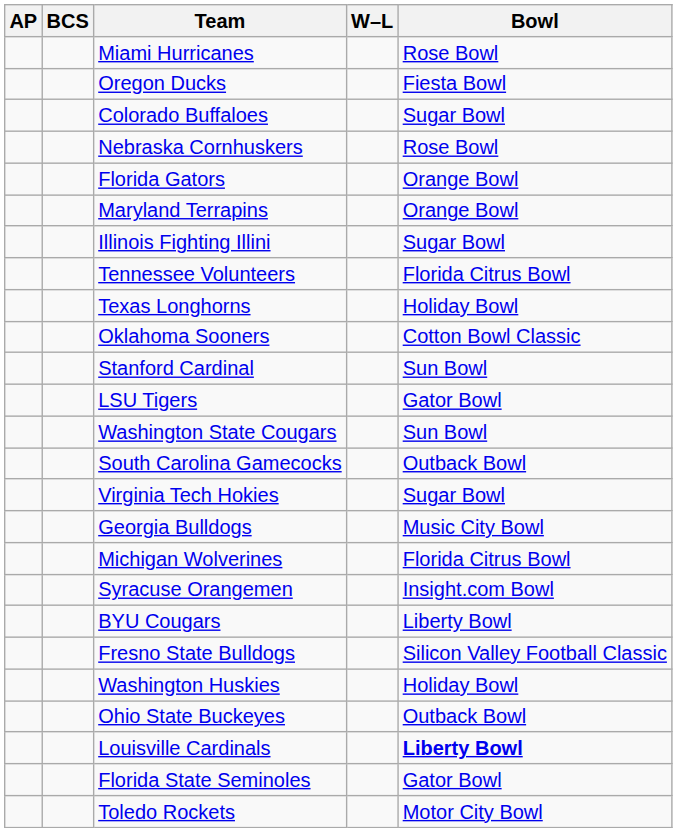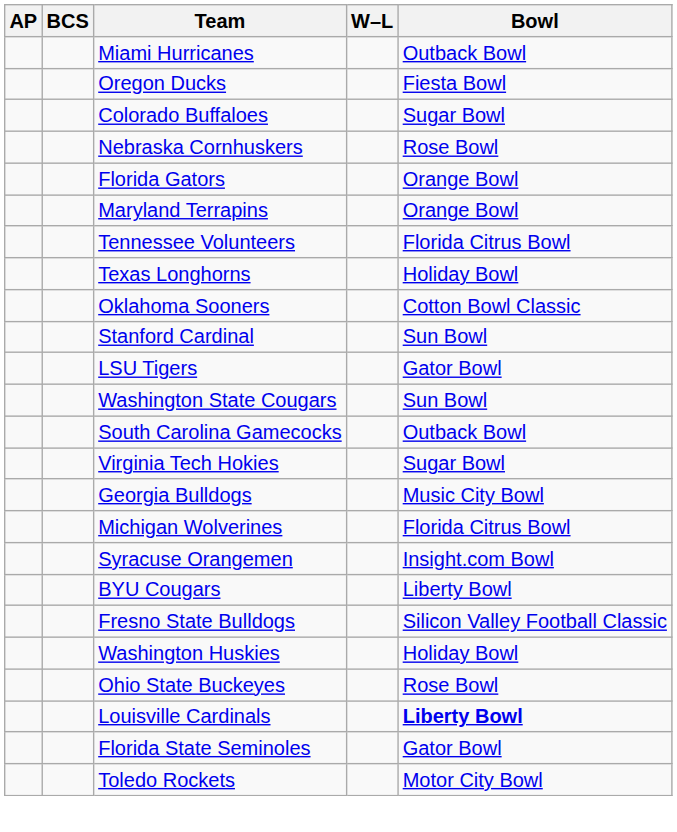(451, 53) Rose Bowl -> (464, 53) Outback Bowl
- row: (184, 242)
(464, 717) Outback Bowl -> (451, 685) Rose Bowl
